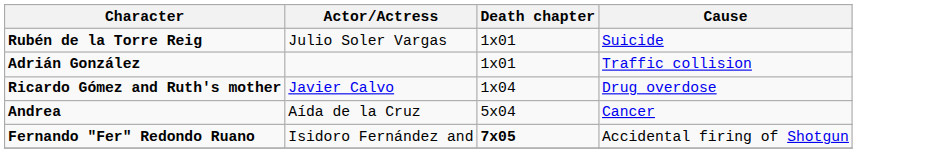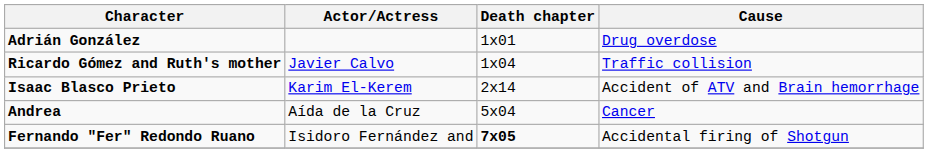- row: (105, 40)
(677, 64) Traffic collision -> (659, 40) Drug overdose
(659, 88) Drug overdose -> (677, 64) Traffic collision
+ row: (92, 88)
